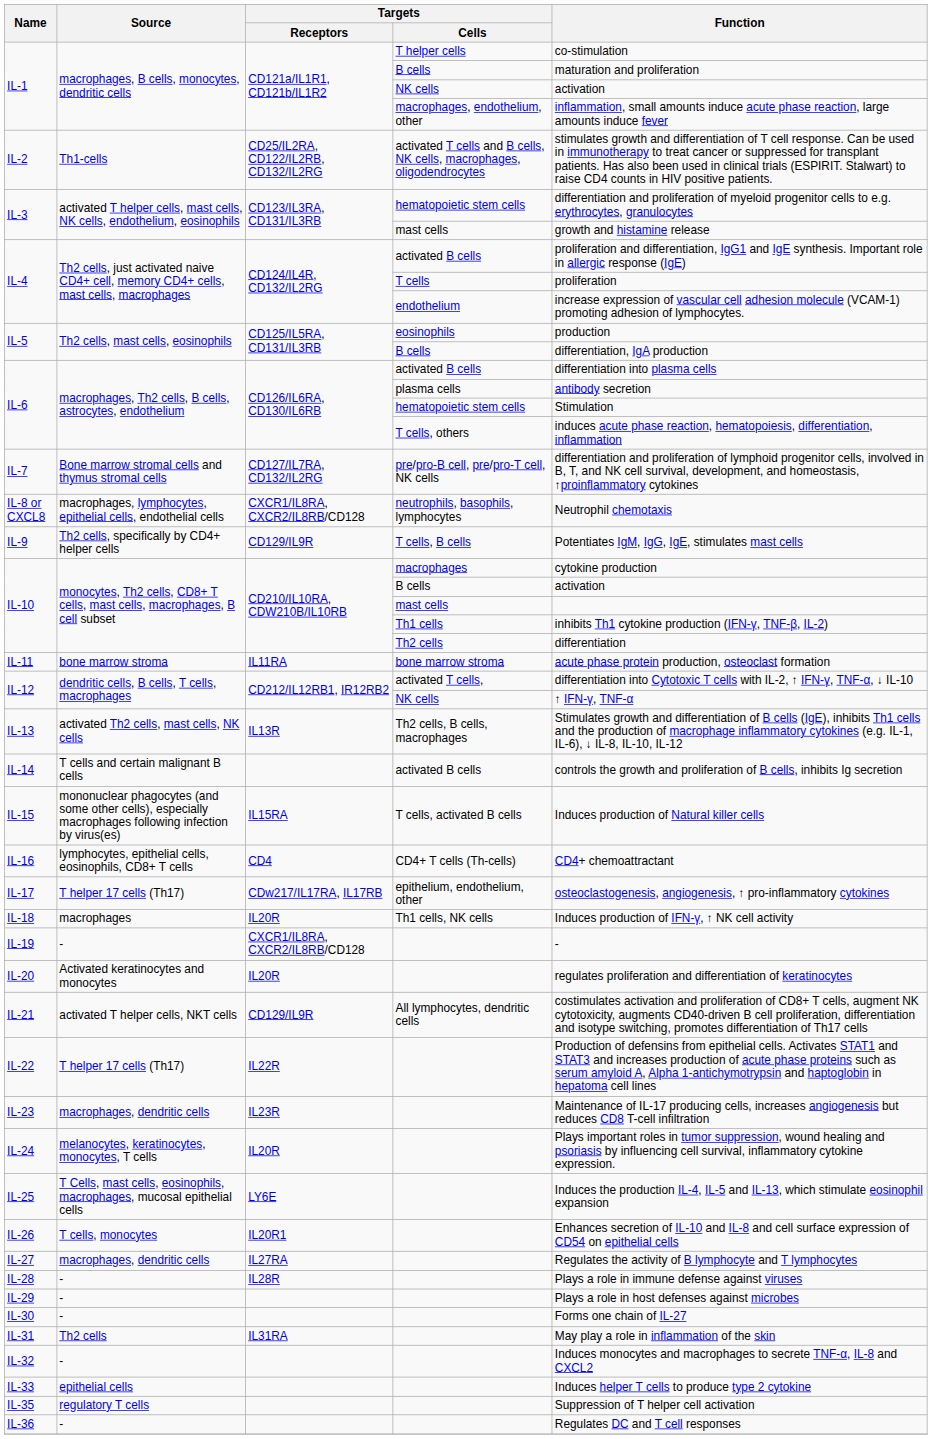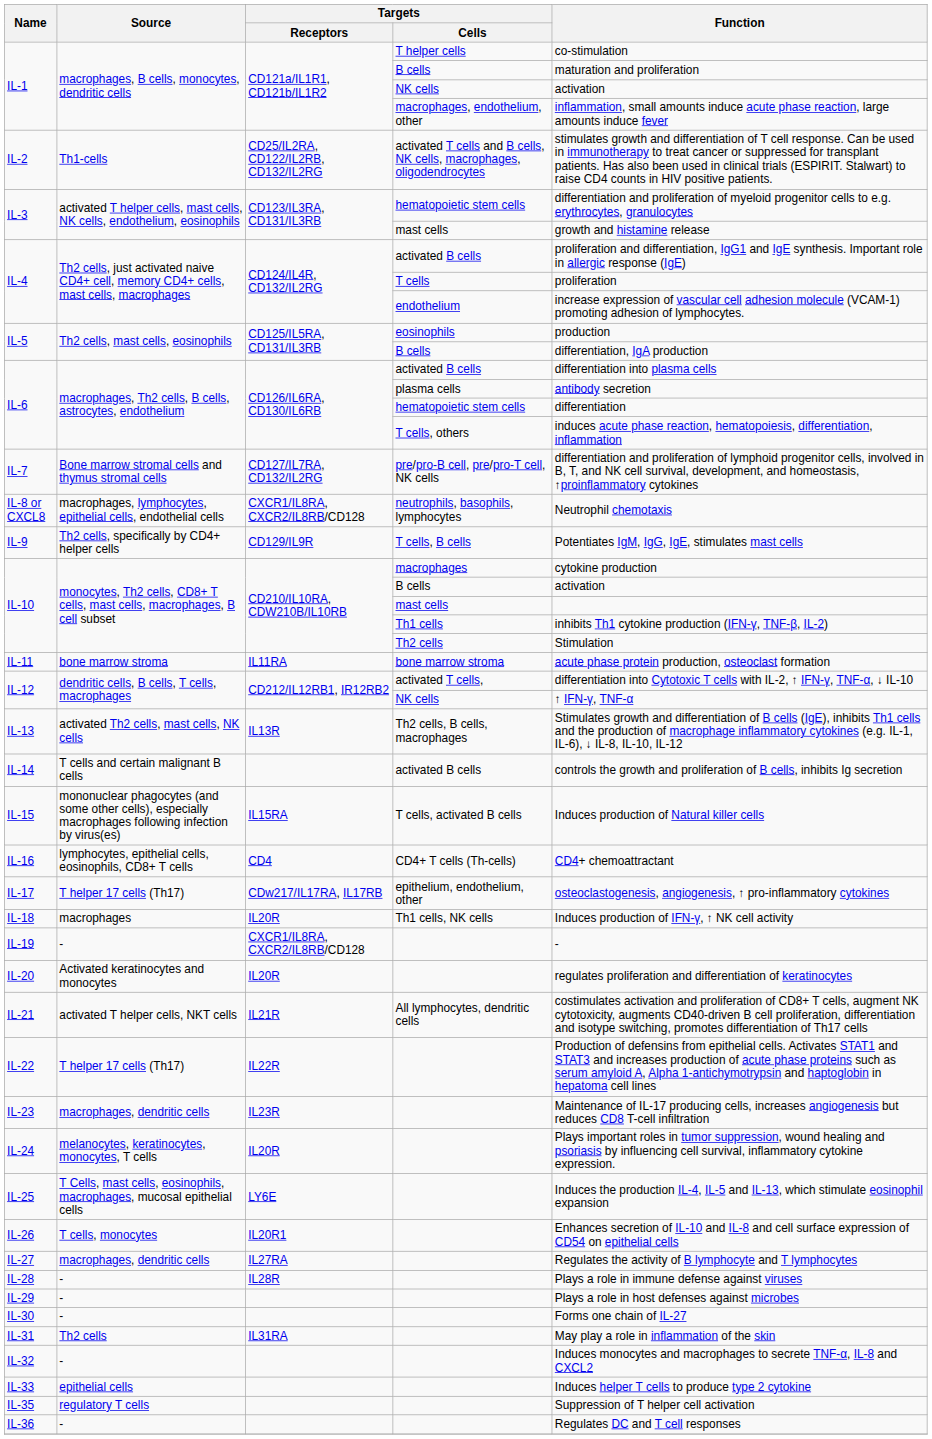(584, 407) Stimulation -> (590, 407) differentiation
(590, 643) differentiation -> (584, 643) Stimulation
(281, 1015) CD129/IL9R -> (264, 1015) IL21R
